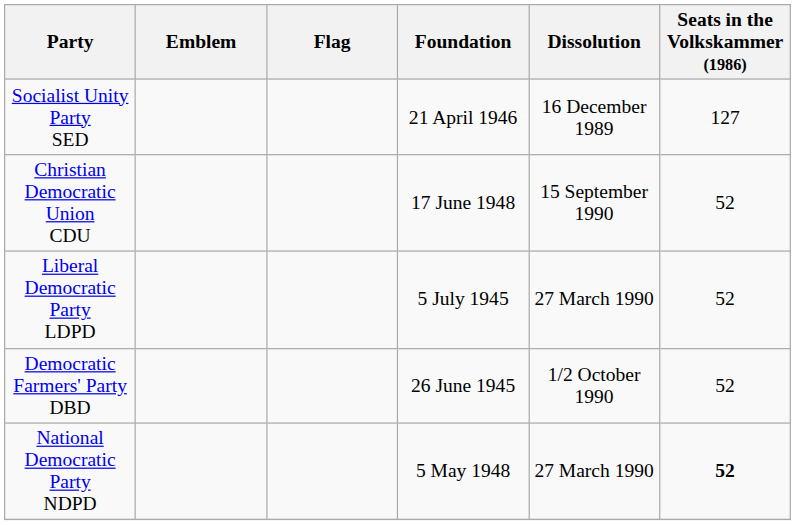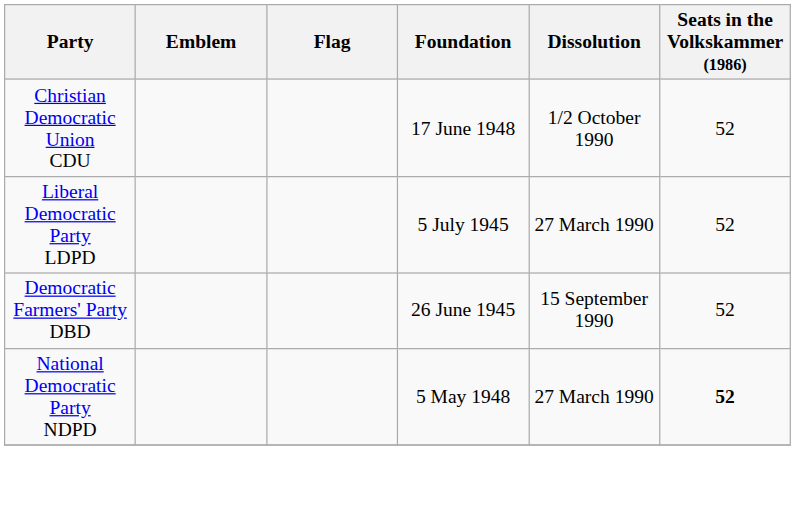- row: (70, 116)
(594, 202) 15 September 1990 -> (594, 127) 1/2 October 1990
(594, 385) 1/2 October 1990 -> (594, 310) 15 September 1990
